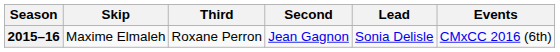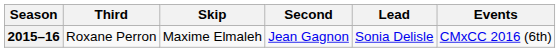columns swapped: (116, 15) <-> (217, 15)
